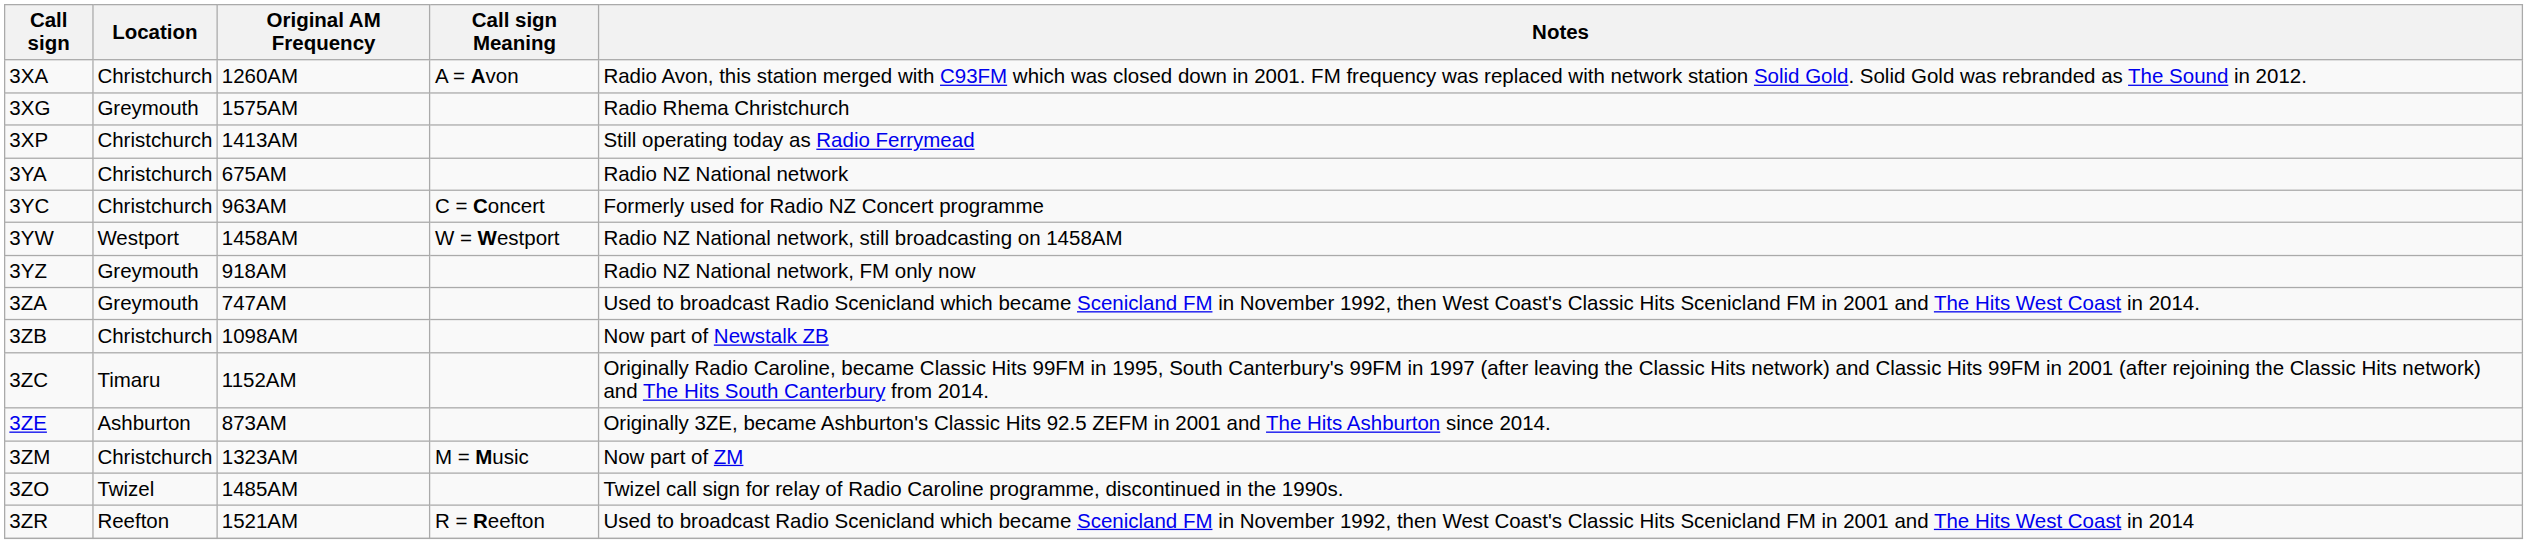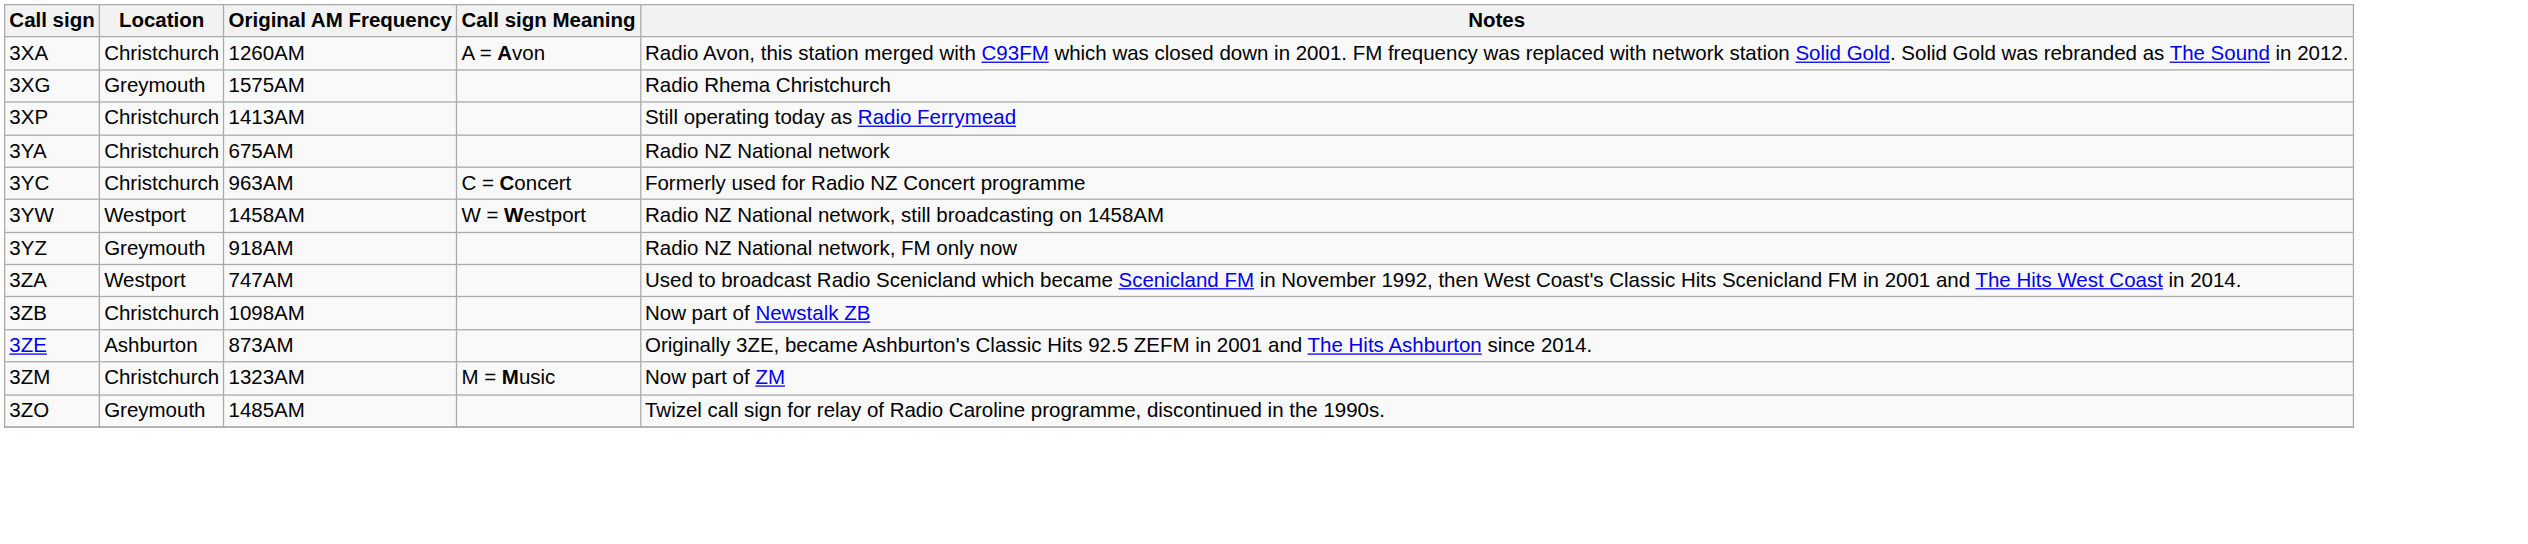(148, 303) Greymouth -> (145, 280) Westport
- row: (29, 380)
(126, 489) Twizel -> (155, 410) Greymouth
- row: (29, 521)
